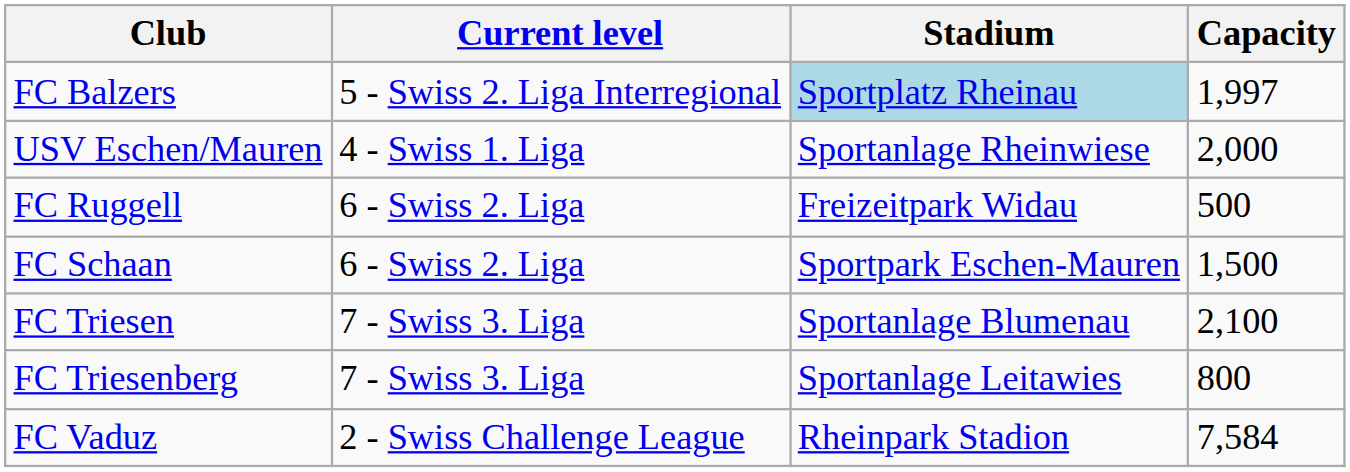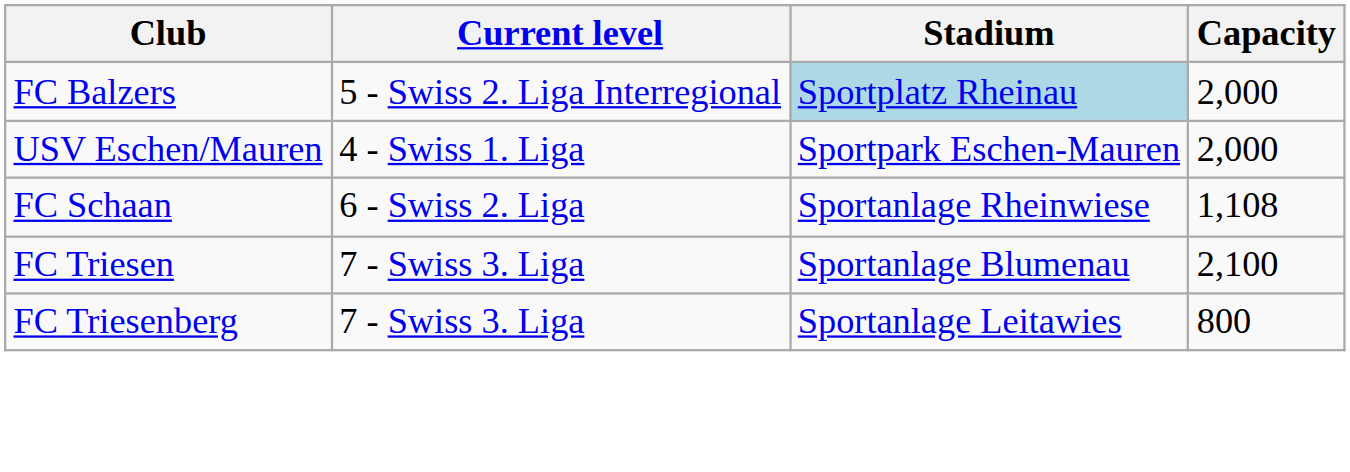(1238, 90) 1,997 -> (1238, 90) 2,000
(974, 148) Sportanlage Rheinwiese -> (989, 148) Sportpark Eschen-Mauren
- row: (98, 206)
(989, 263) Sportpark Eschen-Mauren -> (974, 206) Sportanlage Rheinwiese
(1238, 263) 1,500 -> (1238, 206) 1,108
- row: (85, 436)
